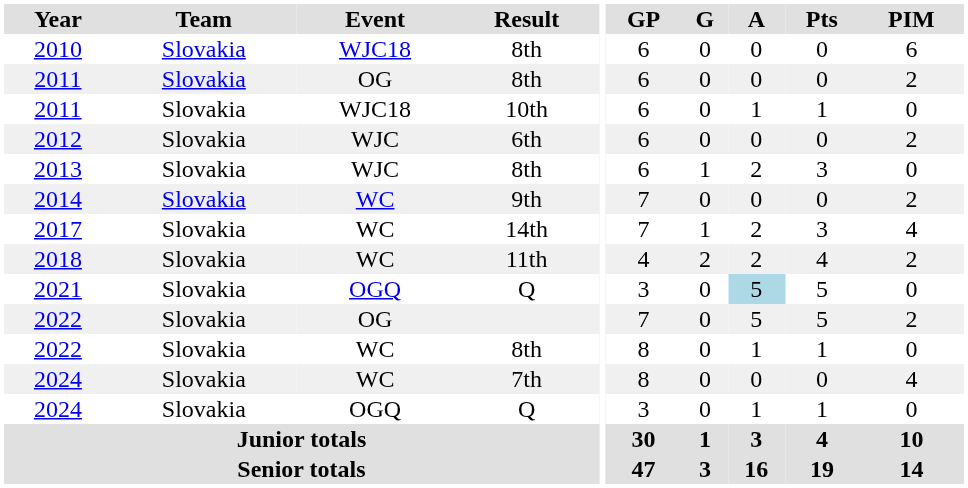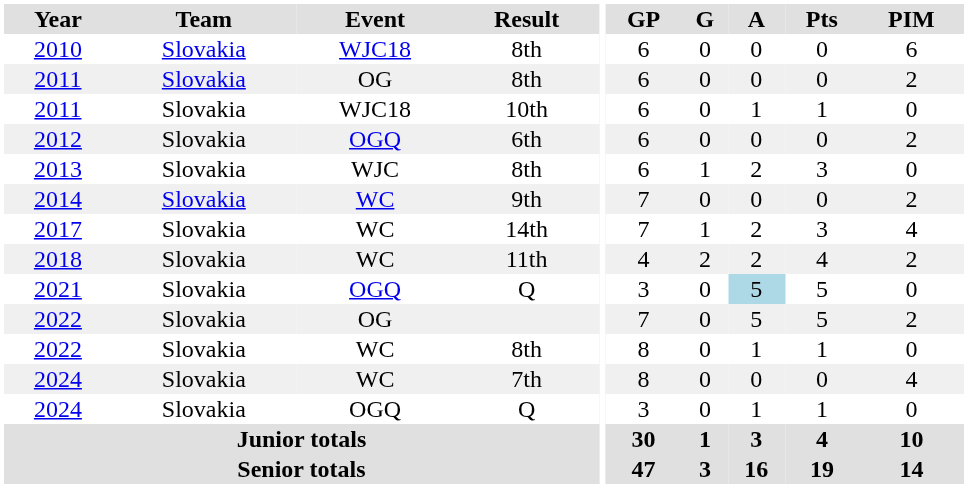(375, 138) WJC -> (375, 138) OGQ
